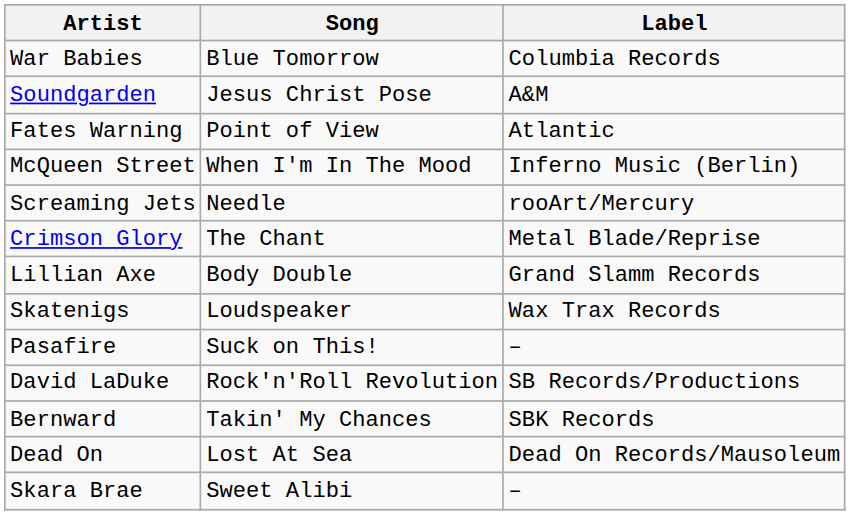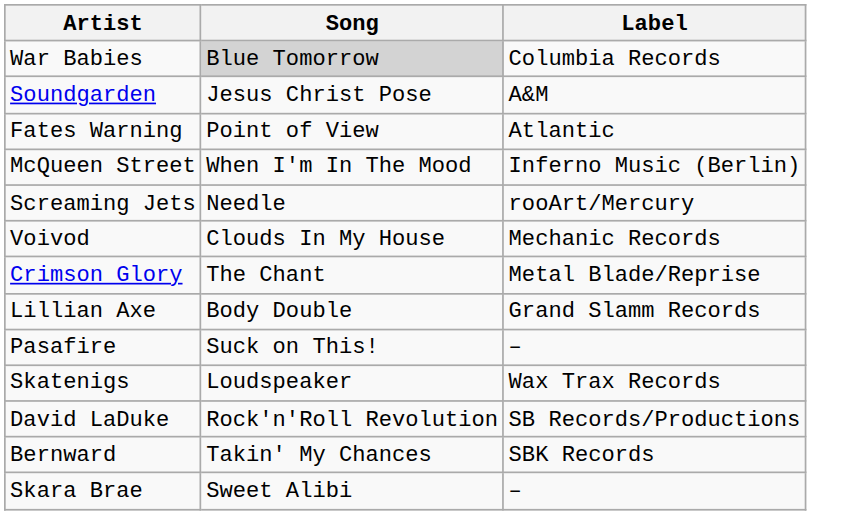(293, 59) no background -> (293, 59) lightgrey background
+ row: (50, 239)
rows swapped: (70, 311) <-> (63, 347)
- row: (57, 455)
